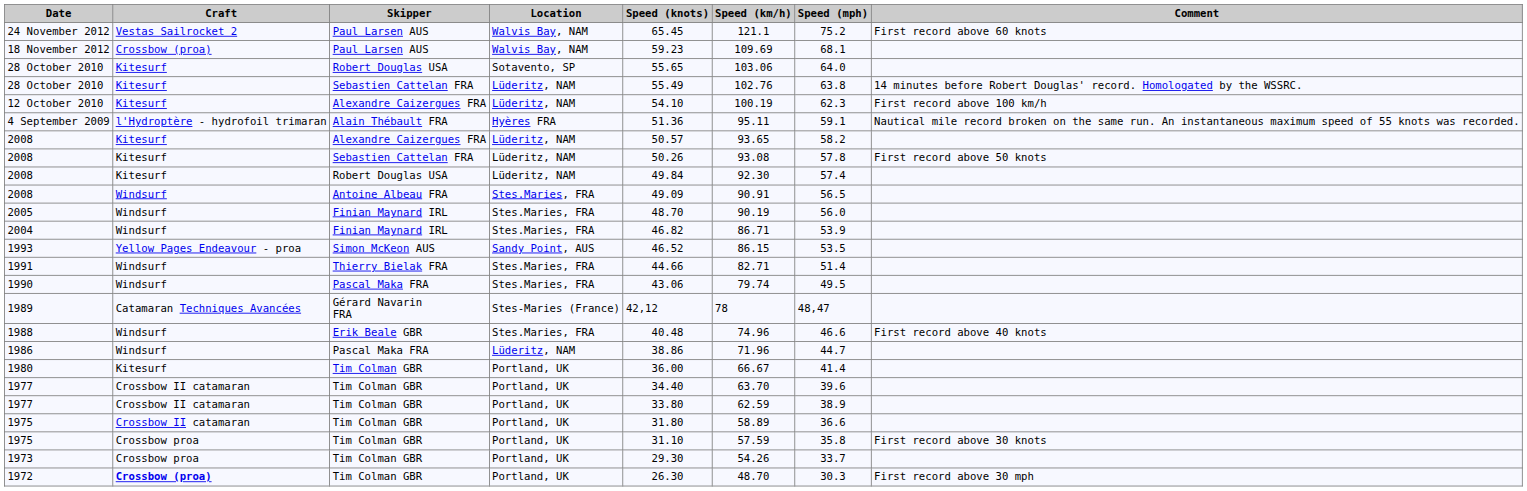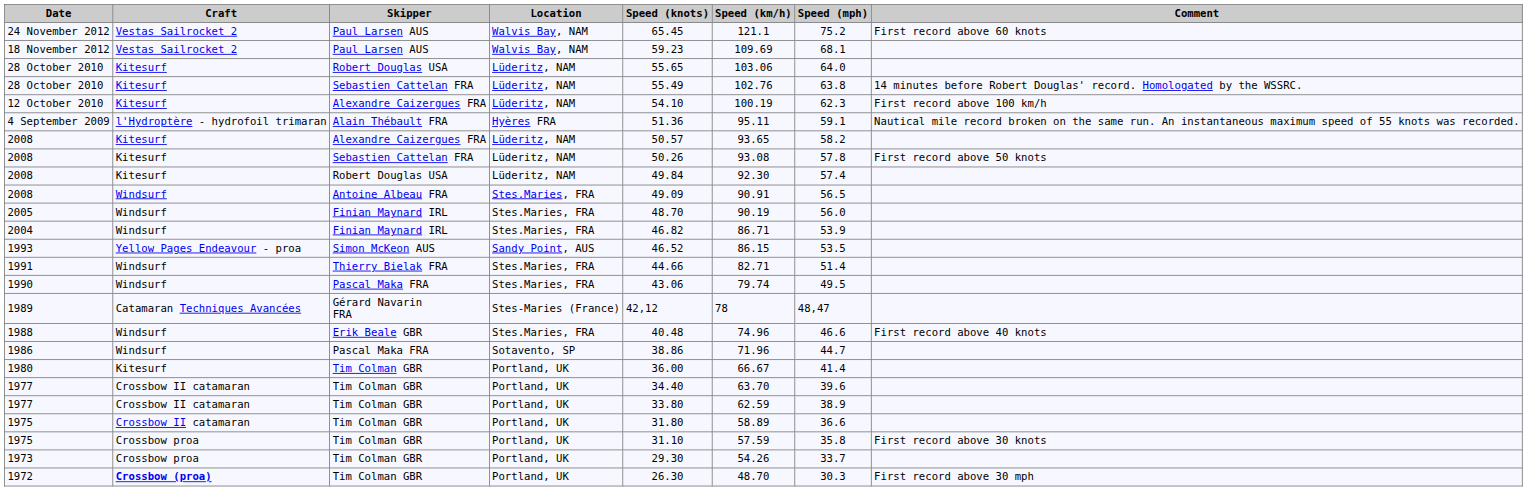(164, 50) Crossbow (proa) -> (176, 50) Vestas Sailrocket 2
(534, 68) Sotavento, SP -> (534, 68) Lüderitz, NAM
(534, 351) Lüderitz, NAM -> (534, 351) Sotavento, SP
